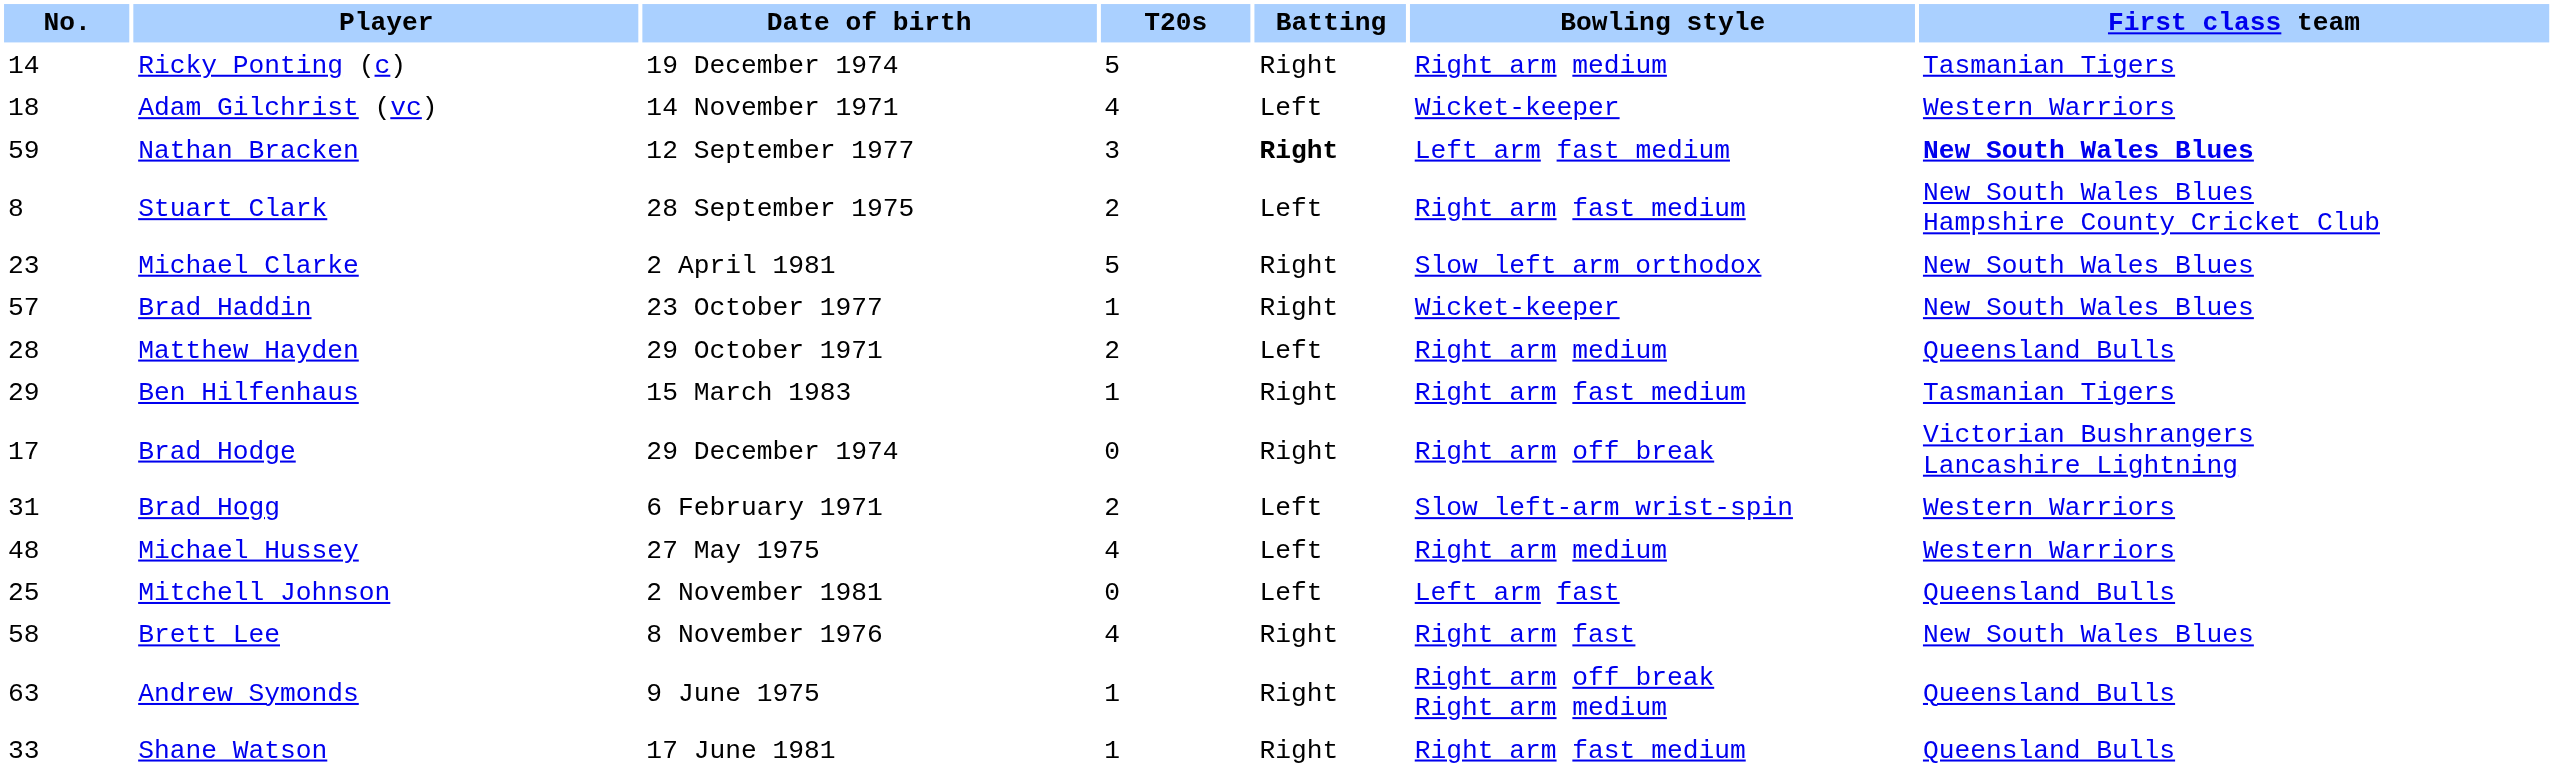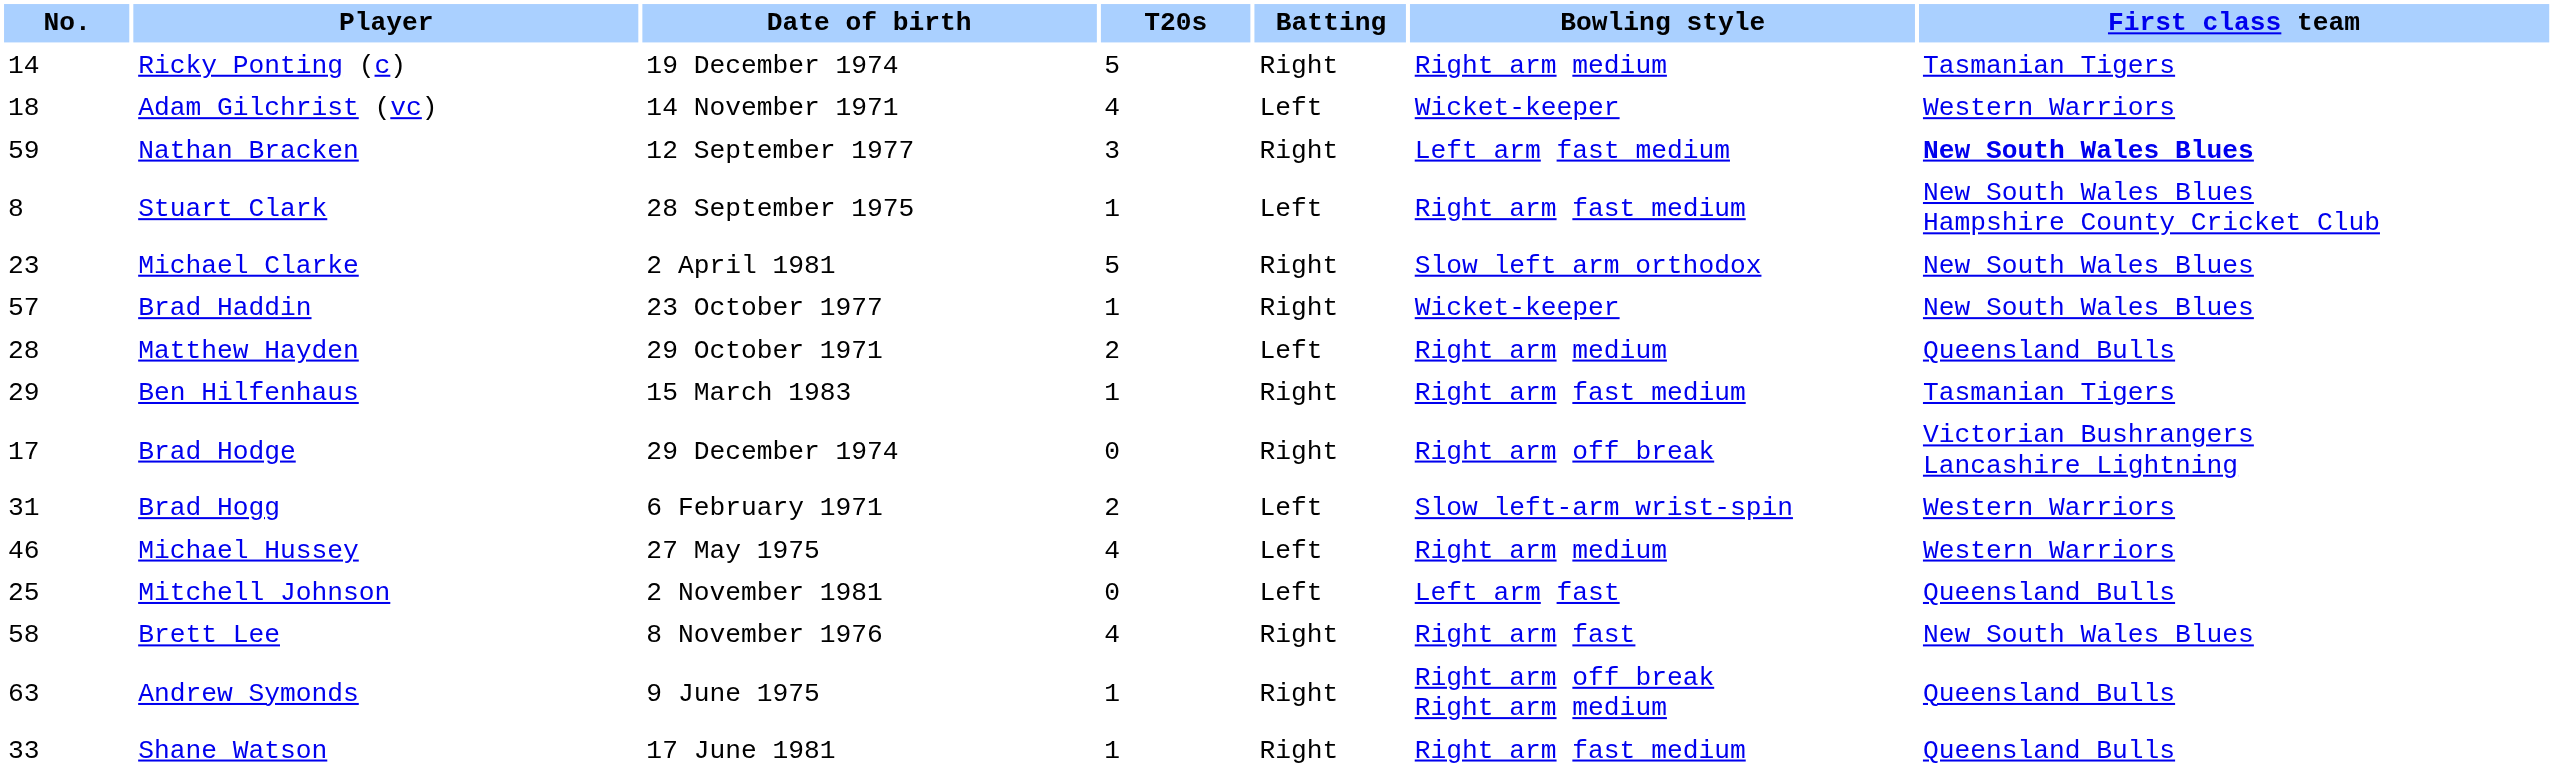(1299, 150) bold -> (1299, 150) normal
(1112, 208) 2 -> (1112, 208) 1
(24, 550) 48 -> (24, 550) 46
